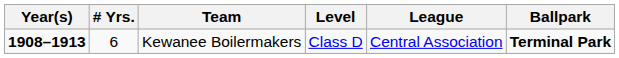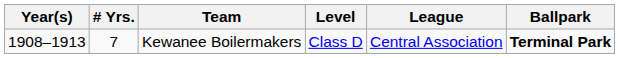(47, 42) bold -> (47, 42) normal
(114, 42) 6 -> (114, 42) 7
